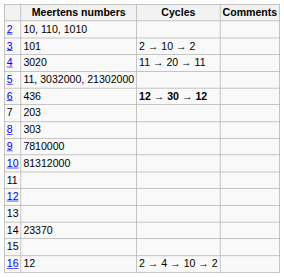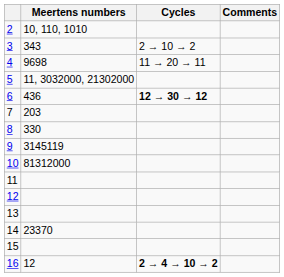(32, 46) 101 -> (32, 46) 343
(35, 63) 3020 -> (35, 63) 9698
(32, 130) 303 -> (32, 130) 330
(44, 146) 7810000 -> (44, 146) 3145119
(178, 264) normal -> (178, 264) bold
